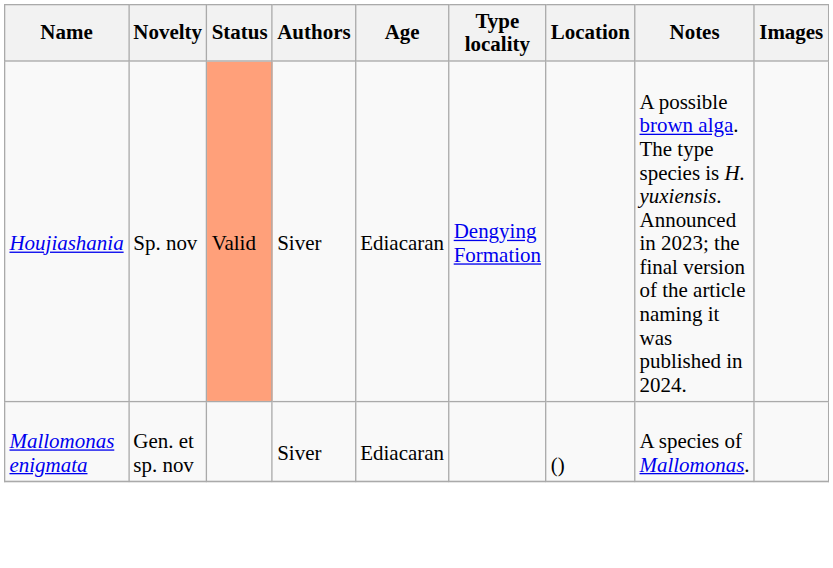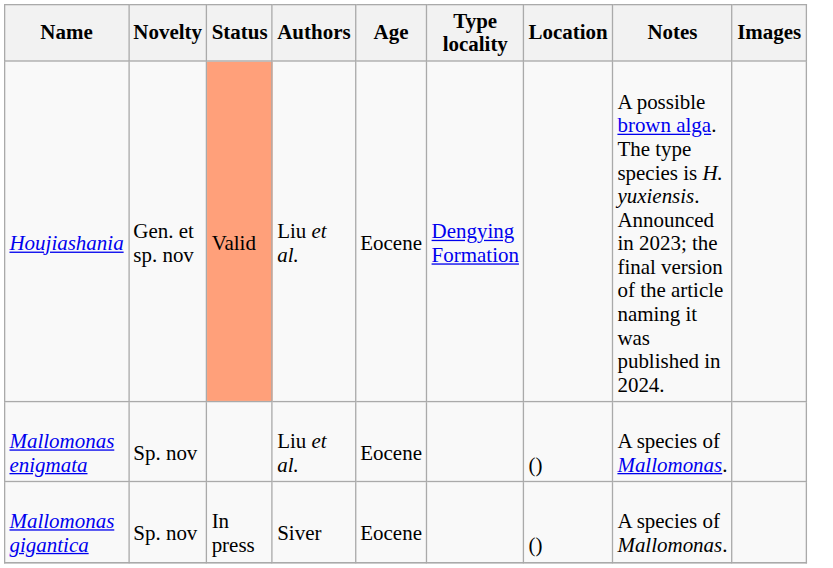(165, 243) Sp. nov -> (164, 243) Gen. et sp. nov
(299, 243) Siver -> (302, 243) Liu et al.
(402, 243) Ediacaran -> (391, 243) Eocene
(164, 453) Gen. et sp. nov -> (165, 453) Sp. nov
(299, 453) Siver -> (302, 453) Liu et al.
(402, 453) Ediacaran -> (391, 453) Eocene
+ row: (62, 533)
